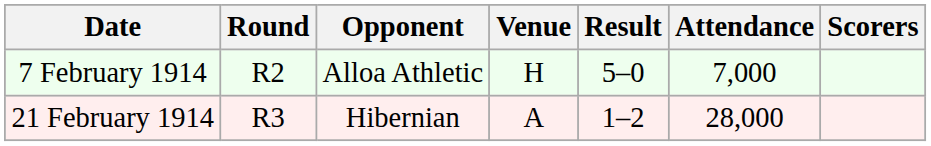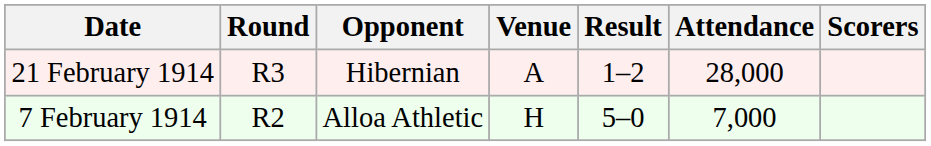rows swapped: (113, 72) <-> (113, 117)
